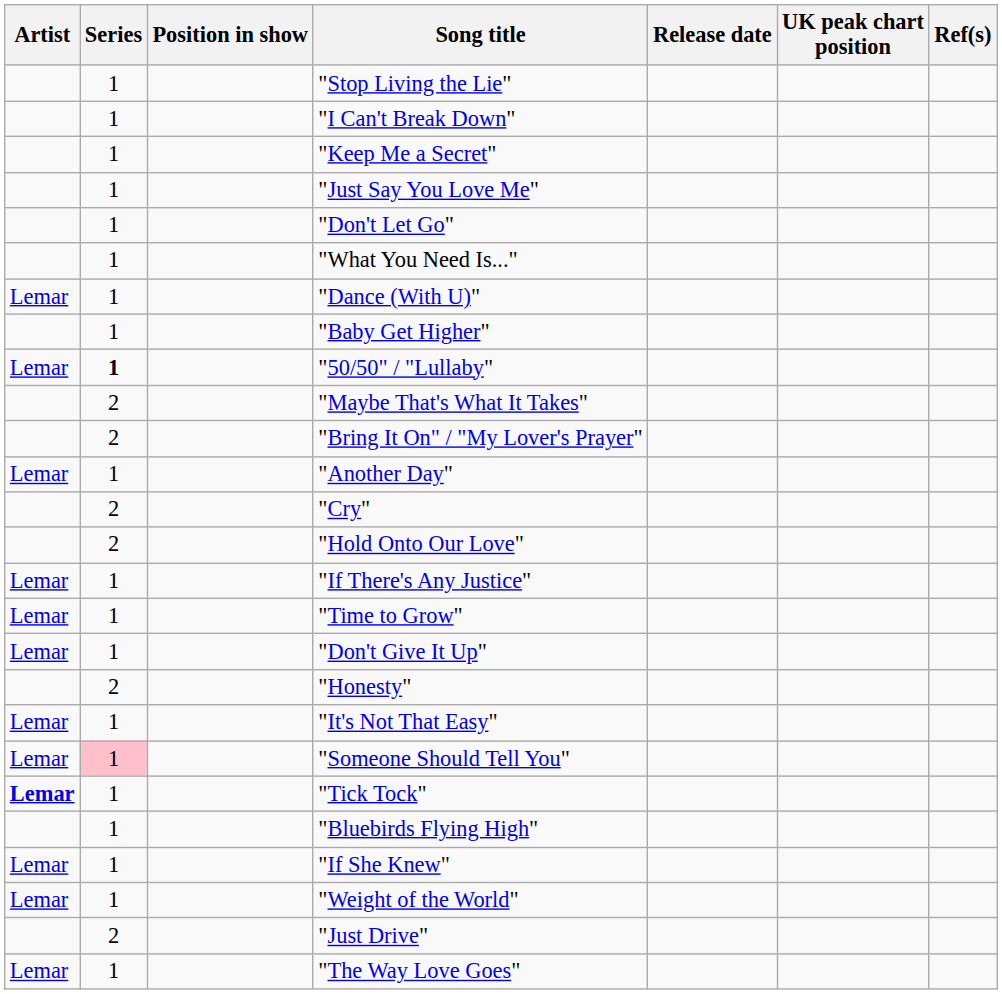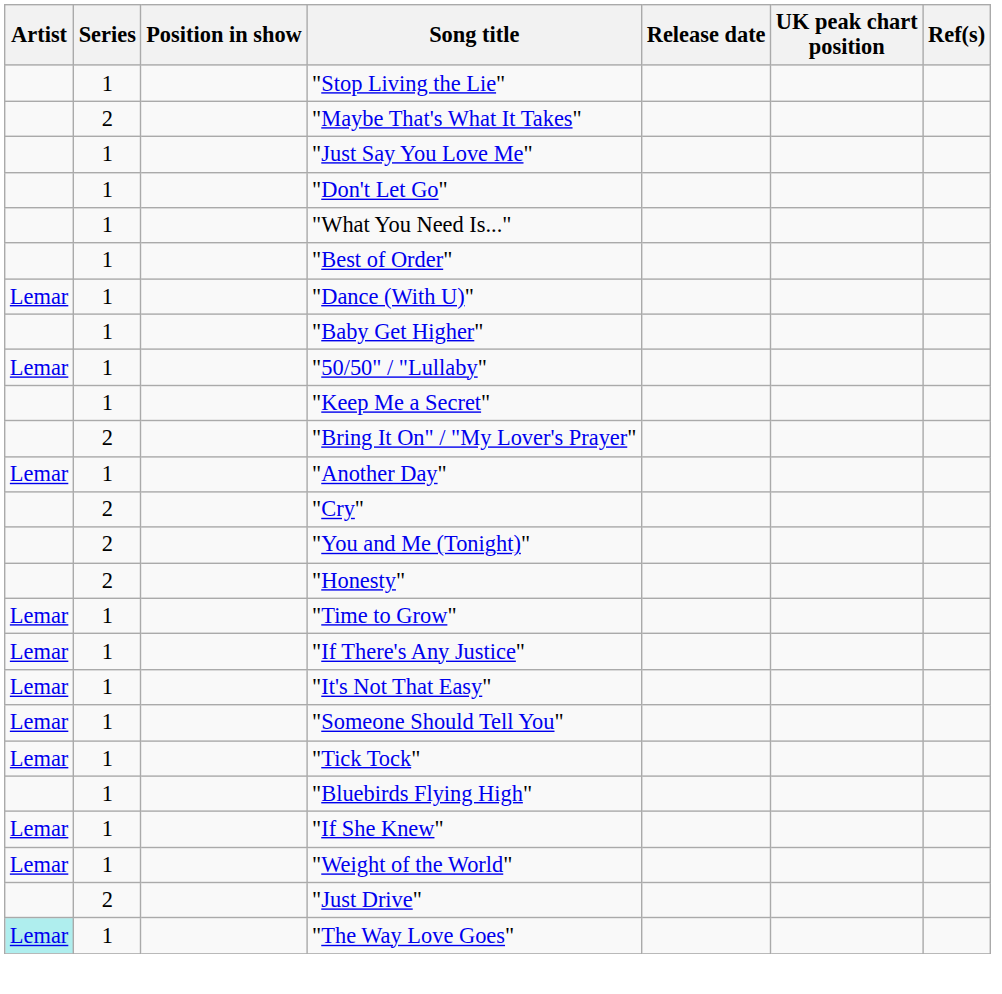- row: (417, 118)
rows swapped: (407, 154) <-> (453, 402)
+ row: (382, 260)
(113, 367) bold -> (107, 367) normal
+ row: (421, 544)
- row: (421, 544)
rows swapped: (425, 580) <-> (365, 686)
- row: (403, 651)
(113, 757) pink background -> (107, 722) no background
(42, 793) bold -> (39, 757) normal
(39, 971) no background -> (39, 935) paleturquoise background
